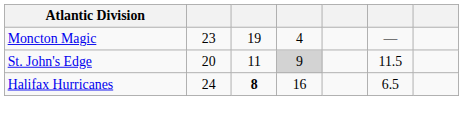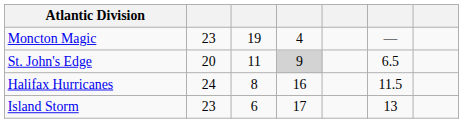(390, 61) 11.5 -> (390, 61) 6.5
(254, 84) bold -> (254, 84) normal
(390, 84) 6.5 -> (390, 84) 11.5
+ row: (43, 107)
